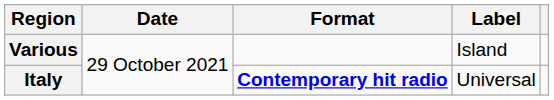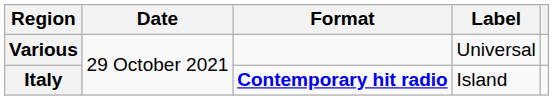(482, 49) Island -> (496, 49) Universal
(496, 79) Universal -> (482, 79) Island
